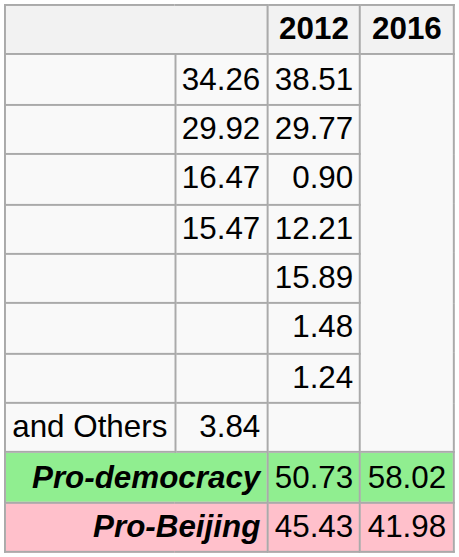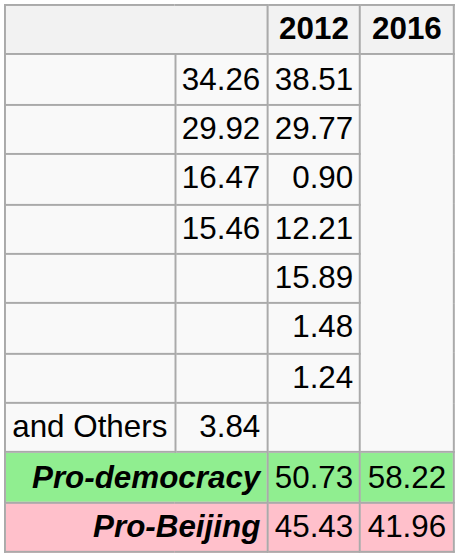(221, 228) 15.47 -> (221, 228) 15.46
(407, 476) 58.02 -> (407, 476) 58.22
(407, 526) 41.98 -> (407, 526) 41.96
